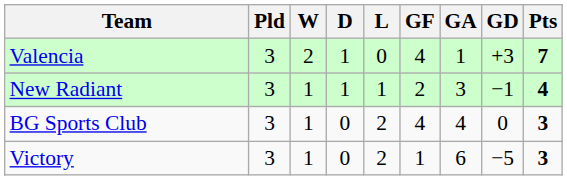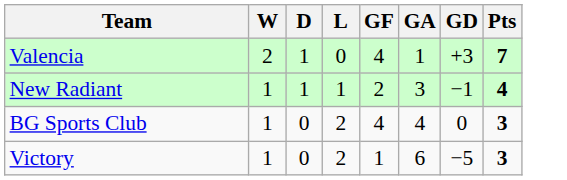- column: (269, 21)
